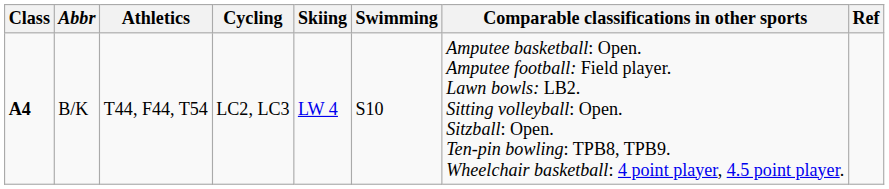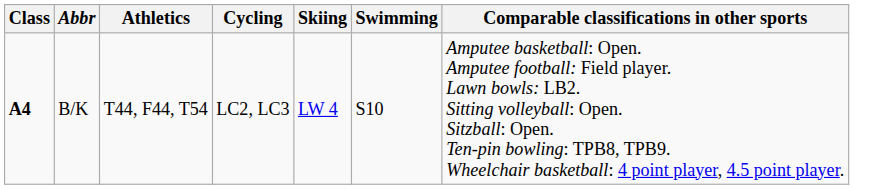- column: (866, 18)
